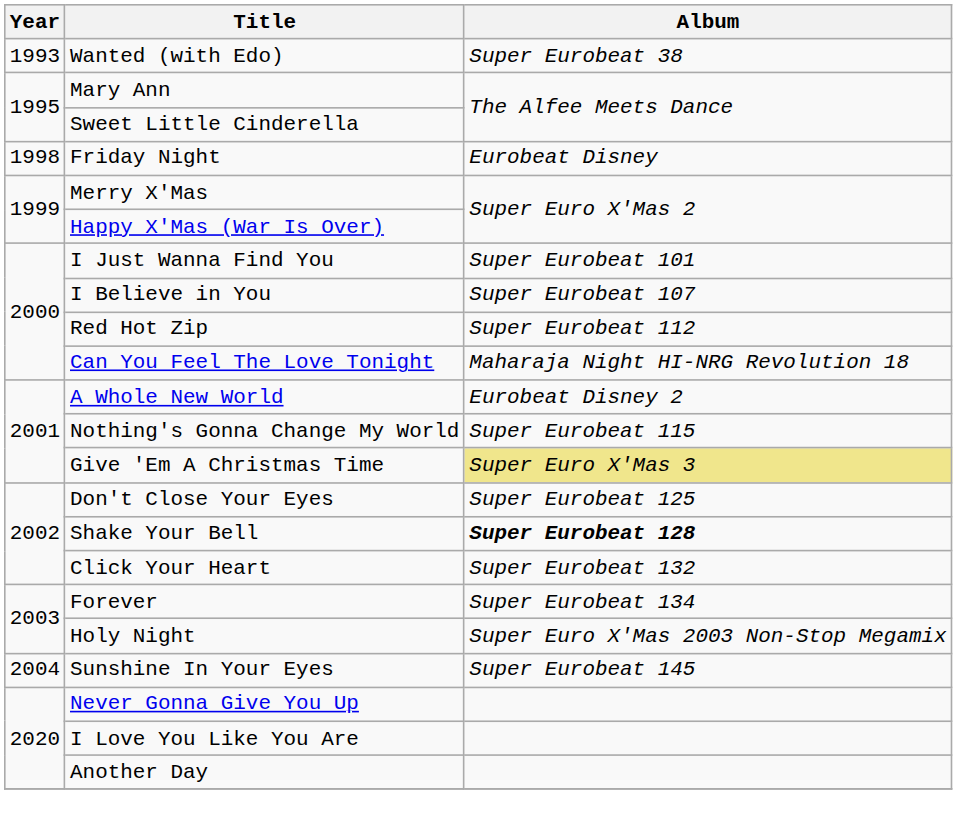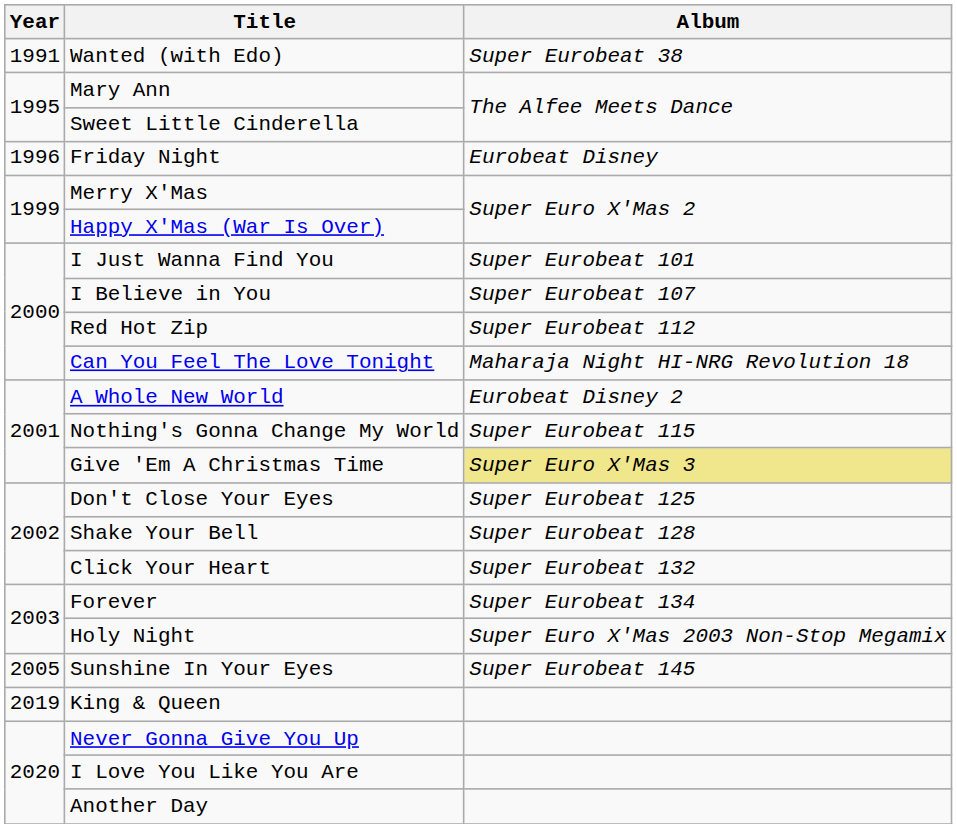(35, 56) 1993 -> (35, 56) 1991
(35, 158) 1998 -> (35, 158) 1996
(582, 534) bold -> (582, 534) normal
(35, 670) 2004 -> (35, 670) 2005
+ row: (145, 704)
